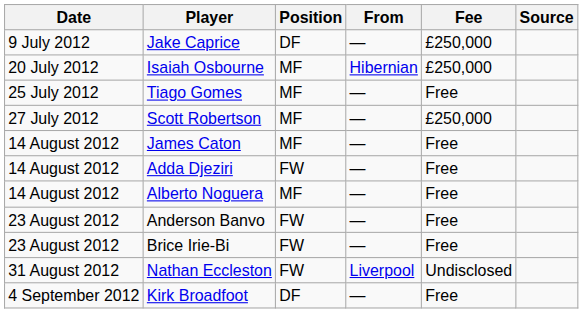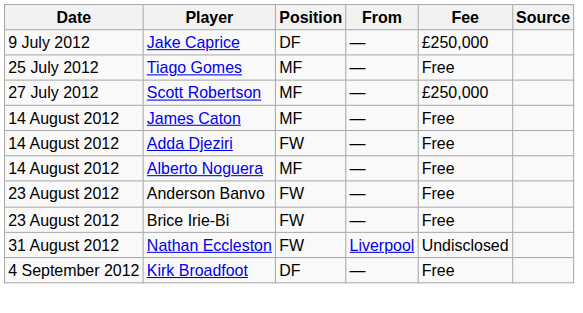- row: (205, 68)
